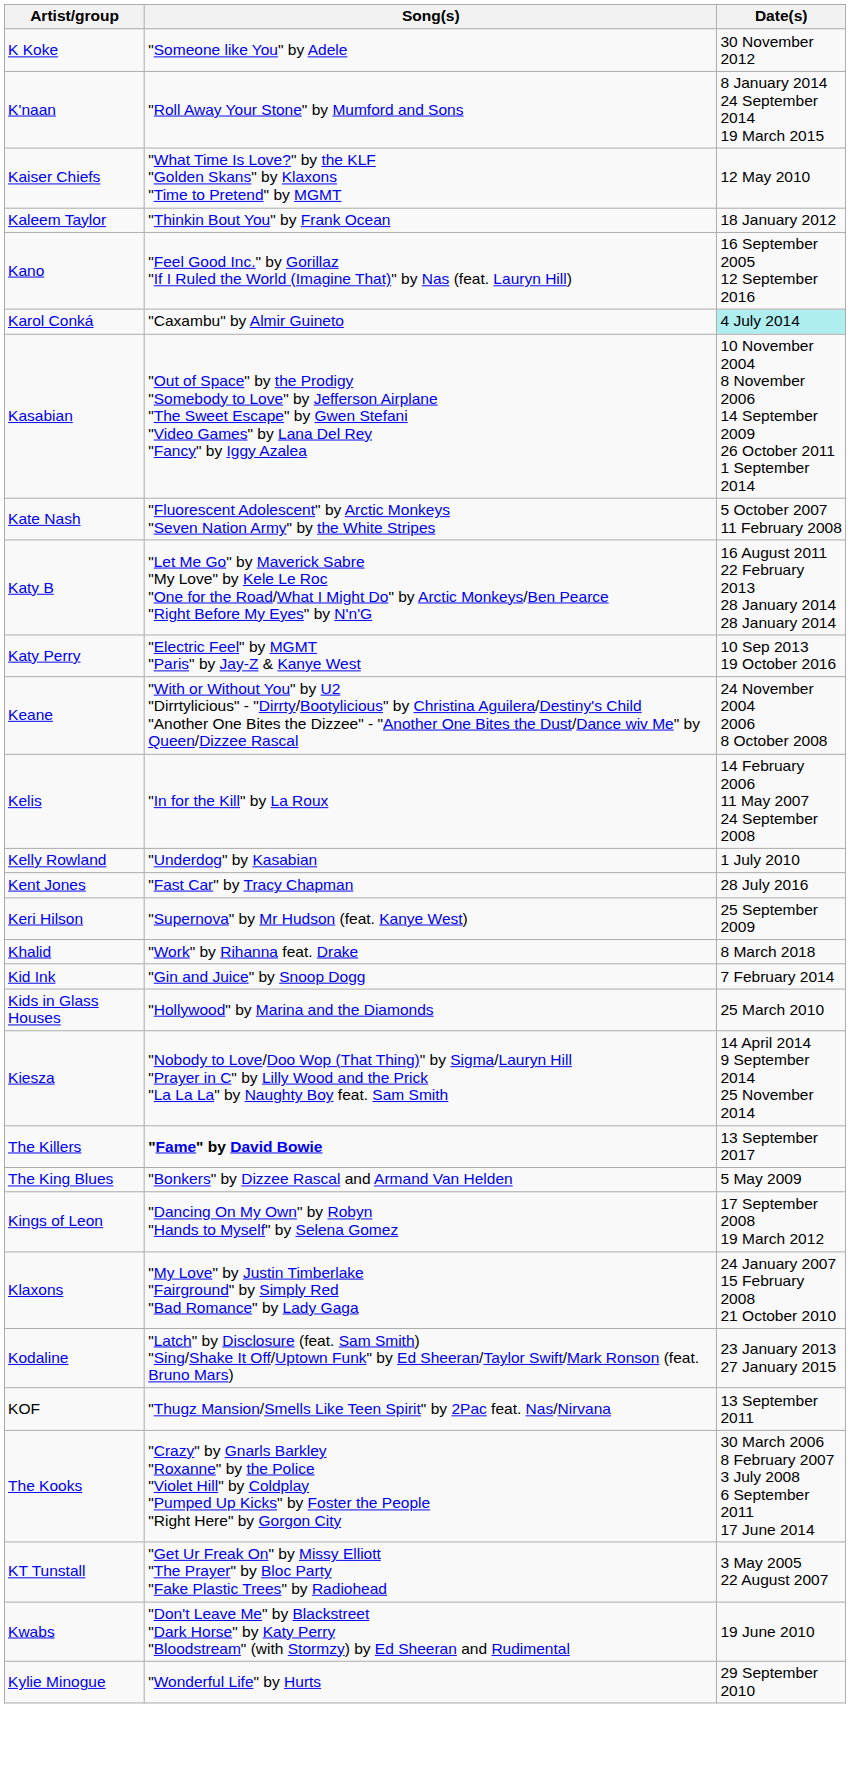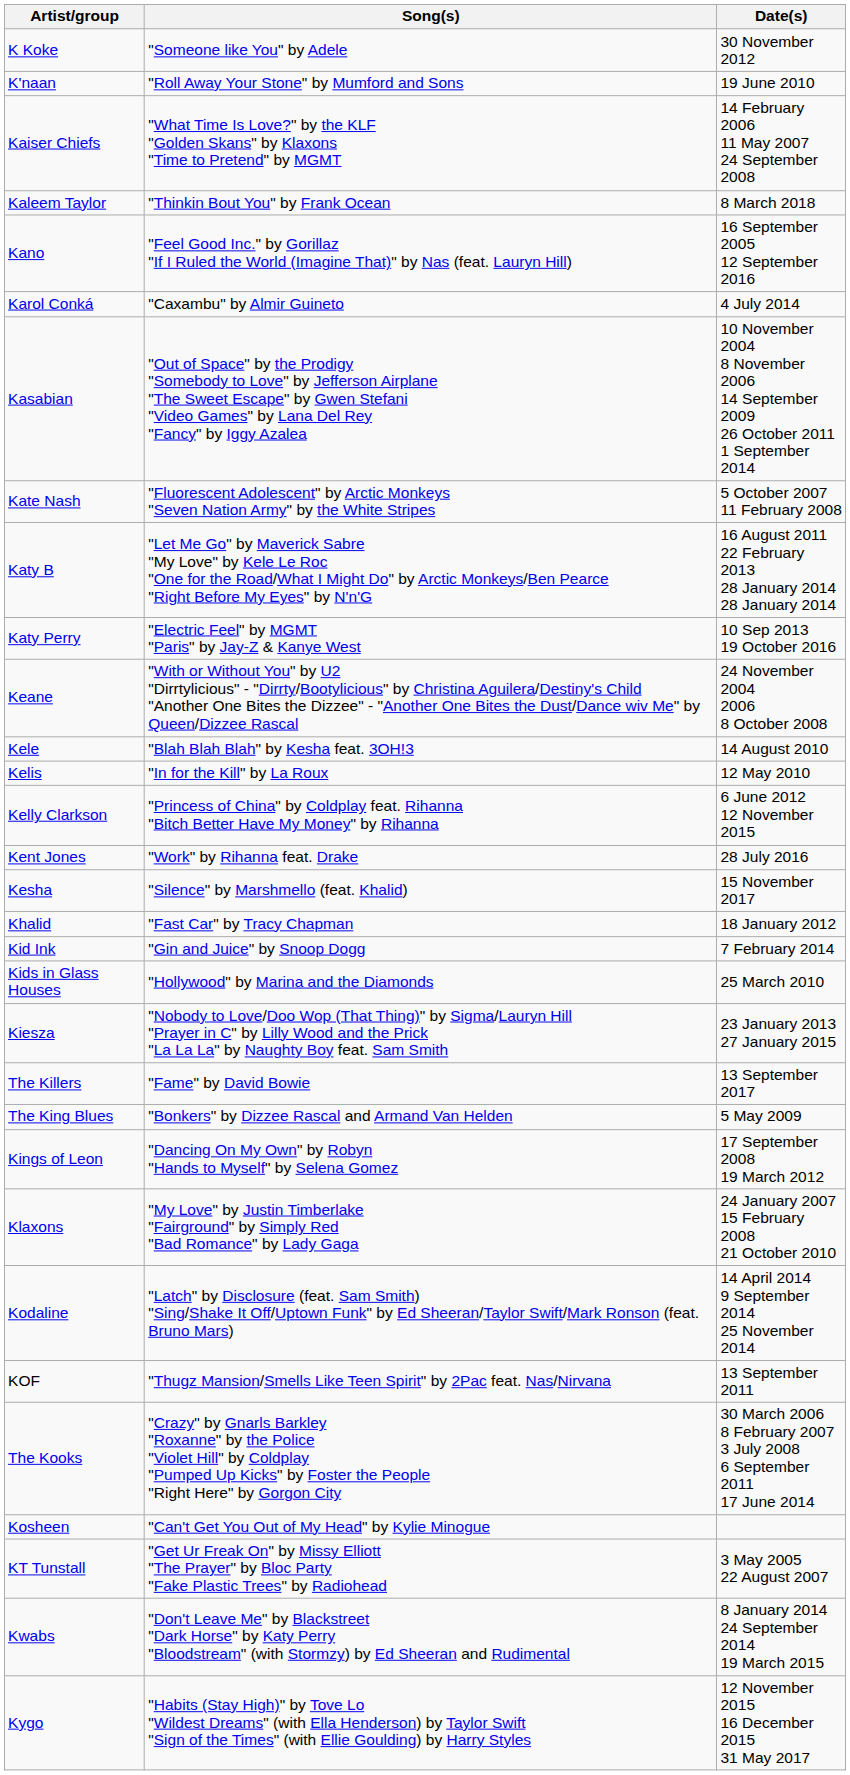(774, 109) 8 January 2014 24 September 2014 19 March 2015 -> (768, 83) 19 June 2010
(765, 177) 12 May 2010 -> (769, 143) 14 February 2006 11 May 2007 24 September 2008
(778, 220) 18 January 2012 -> (768, 202) 8 March 2018
(760, 321) paleturquoise background -> (760, 304) no background
+ row: (24, 748)
(769, 801) 14 February 2006 11 May 2007 24 September 2008 -> (765, 773) 12 May 2010
+ row: (58, 815)
- row: (57, 860)
(251, 885) "Fast Car" by Tracy Chapman -> (253, 857) "Work" by Rihanna feat. Drake
- row: (46, 918)
+ row: (30, 890)
(253, 951) "Work" by Rihanna feat. Drake -> (251, 924) "Fast Car" by Tracy Chapman
(768, 951) 8 March 2018 -> (778, 924) 18 January 2012
(767, 1078) 14 April 2014 9 September 2014 25 November 2014 -> (778, 1032) 23 January 2013 27 January 2015
(235, 1146) bold -> (229, 1083) normal
(778, 1358) 23 January 2013 27 January 2015 -> (767, 1313) 14 April 2014 9 September 2014 25 November 2014
+ row: (39, 1526)
(768, 1631) 19 June 2010 -> (774, 1636) 8 January 2014 24 September 2014 19 March 2015
+ row: (26, 1722)
- row: (57, 1682)
